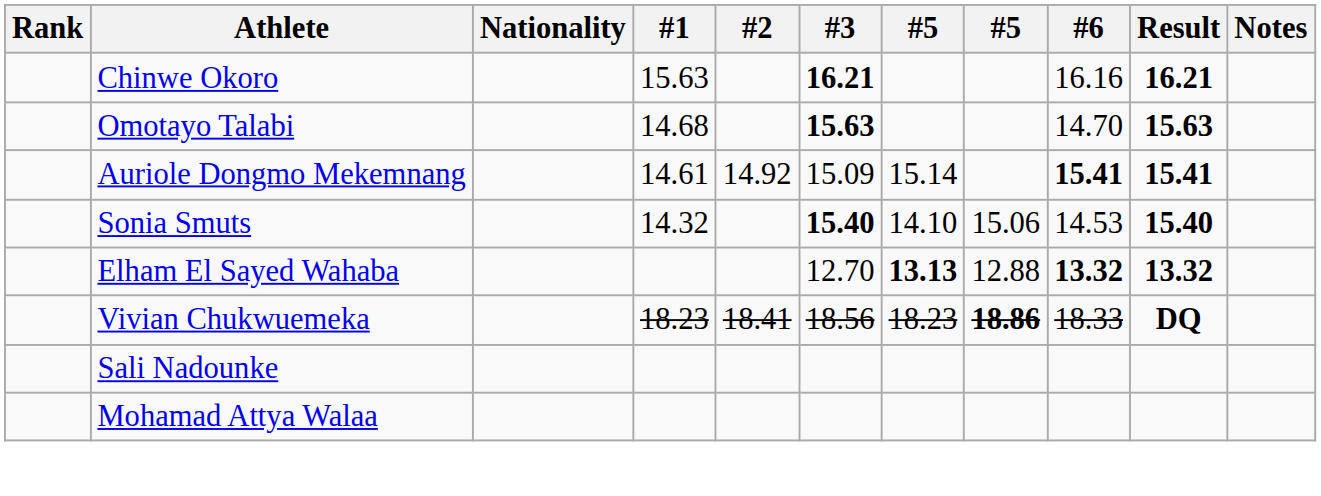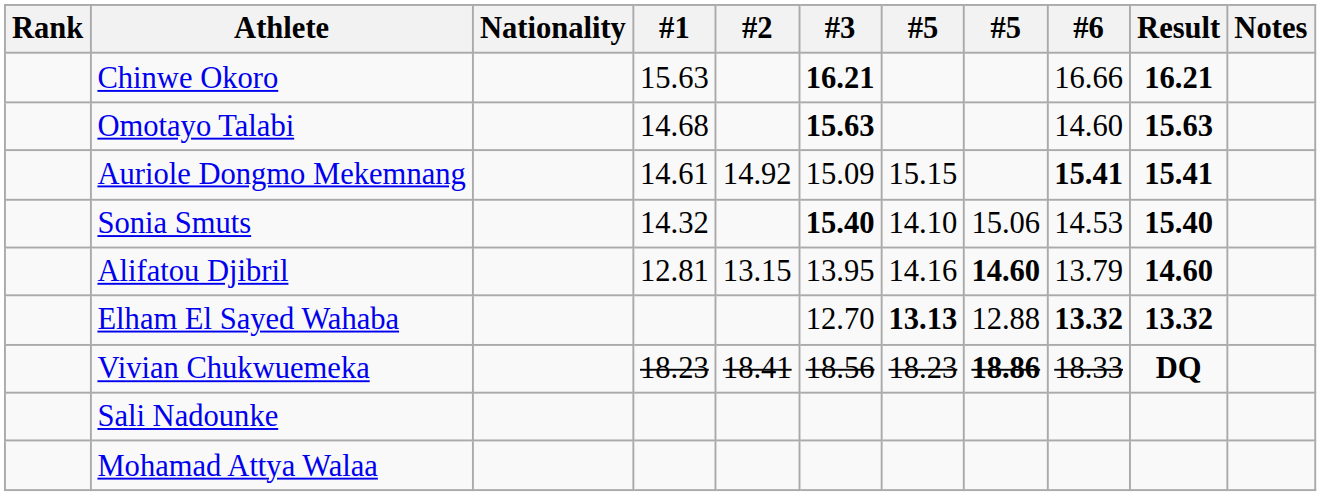(1089, 77) 16.16 -> (1089, 77) 16.66
(1089, 125) 14.70 -> (1089, 125) 14.60
(923, 174) 15.14 -> (923, 174) 15.15
+ row: (193, 271)
